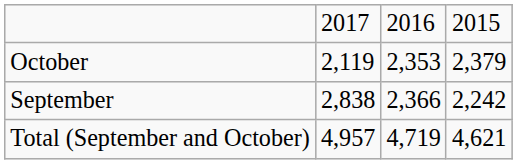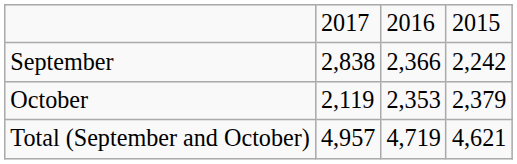rows swapped: (62, 100) <-> (49, 61)
